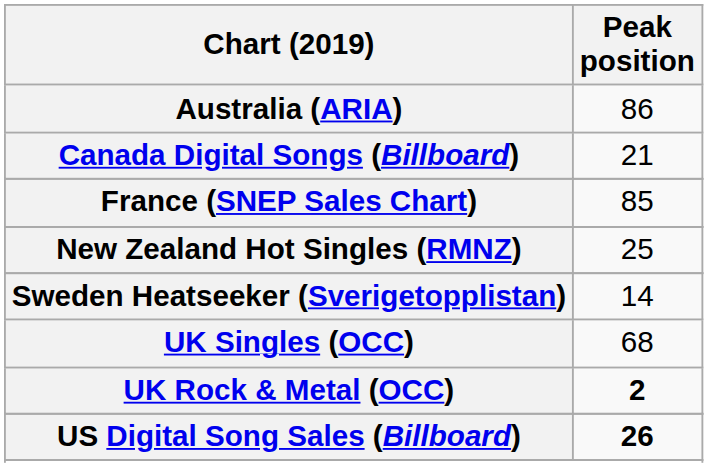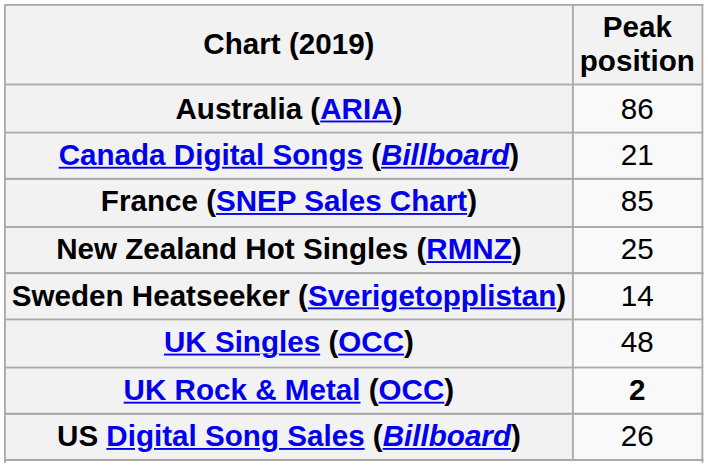(637, 342) 68 -> (637, 342) 48
(637, 436) bold -> (637, 436) normal
